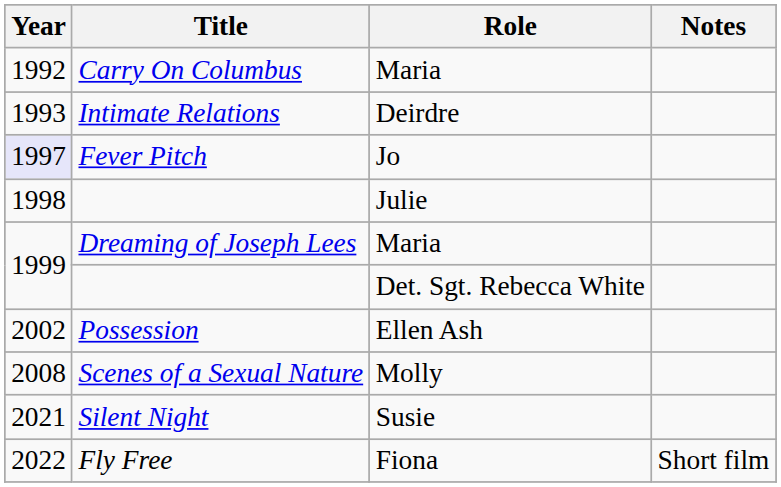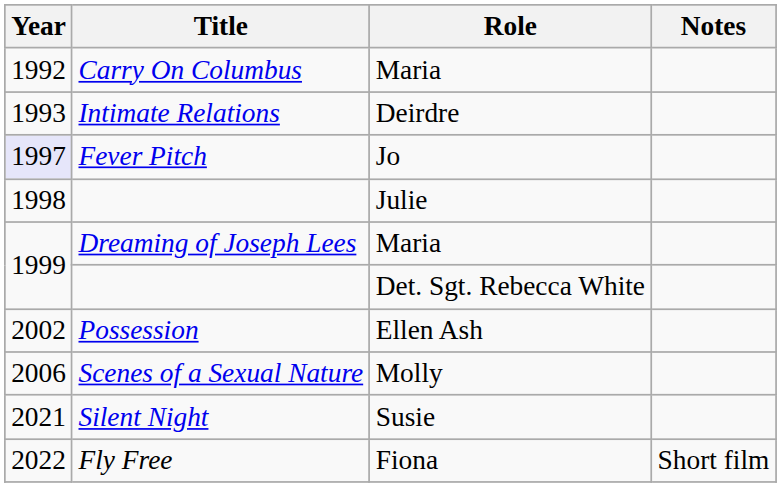(39, 373) 2008 -> (39, 373) 2006
